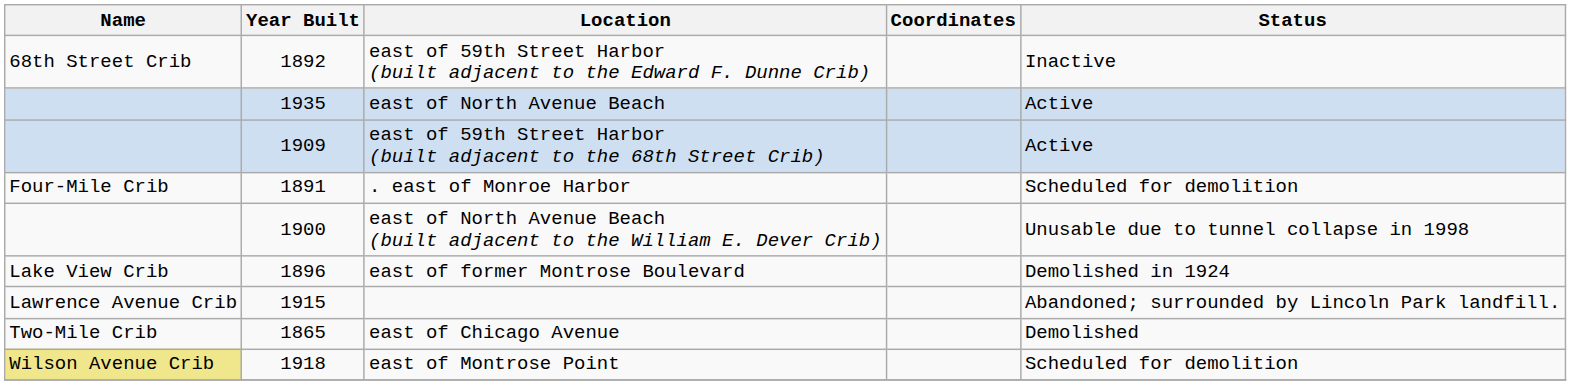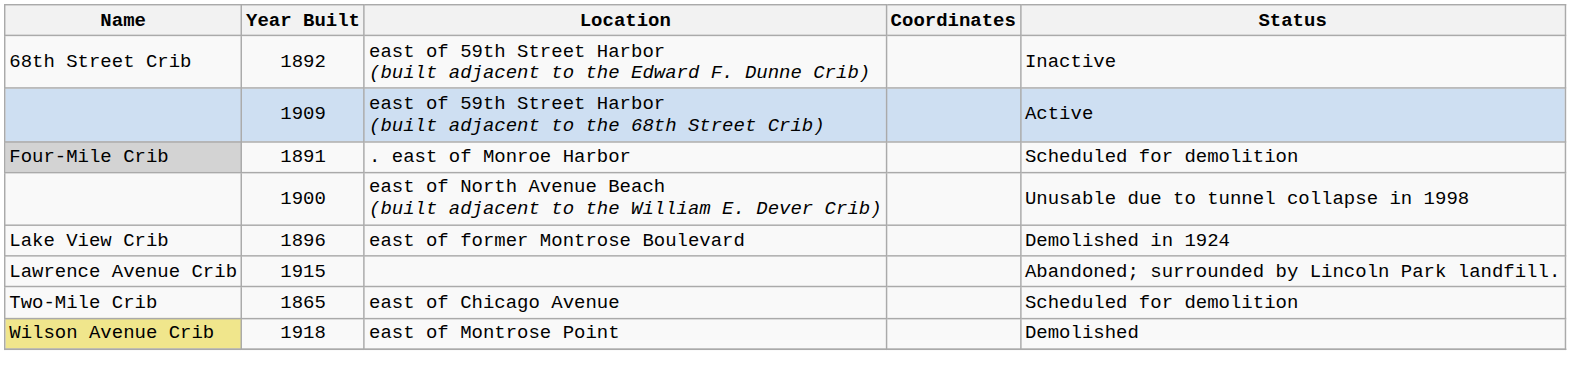- row: (303, 104)
(89, 188) no background -> (89, 157) lightgrey background
(1082, 333) Demolished -> (1162, 302) Scheduled for demolition
(1162, 364) Scheduled for demolition -> (1082, 333) Demolished
